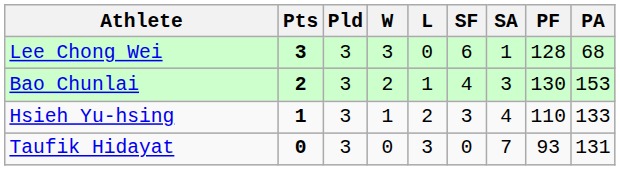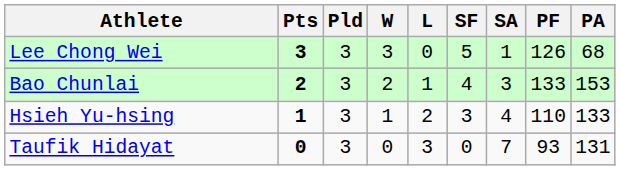(467, 53) 6 -> (467, 53) 5
(548, 53) 128 -> (548, 53) 126
(548, 85) 130 -> (548, 85) 133
